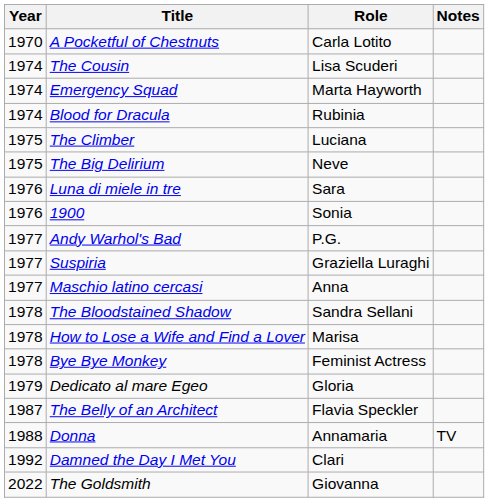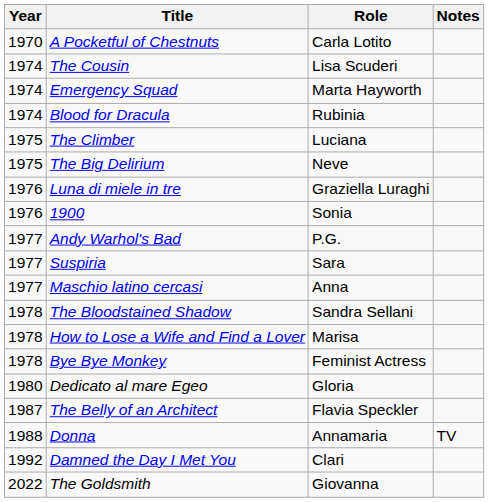(329, 189) Sara -> (371, 189) Graziella Luraghi
(371, 262) Graziella Luraghi -> (329, 262) Sara
(25, 386) 1979 -> (25, 386) 1980
